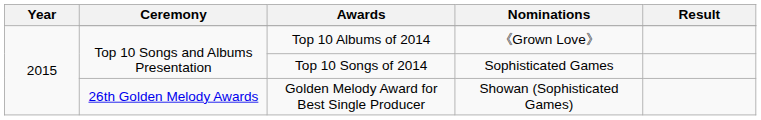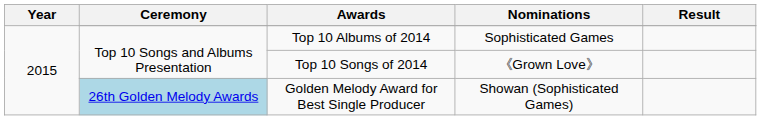(549, 39) 《Grown Love》 -> (549, 38) Sophisticated Games
(549, 65) Sophisticated Games -> (549, 64) 《Grown Love》
(173, 96) no background -> (173, 96) lightblue background
